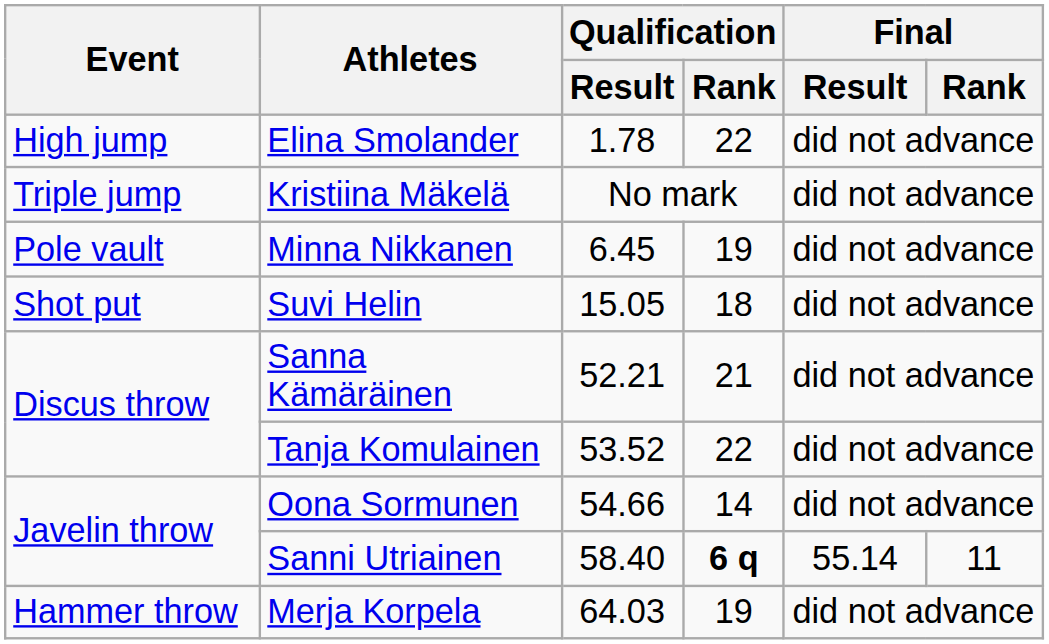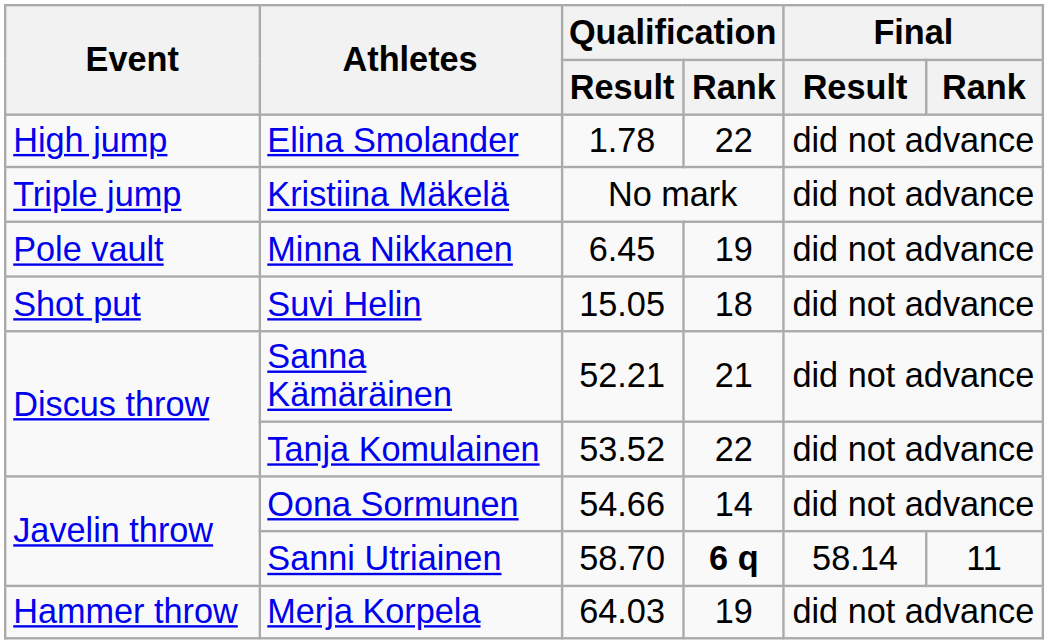(622, 558) 58.40 -> (622, 558) 58.70
(855, 558) 55.14 -> (855, 558) 58.14
